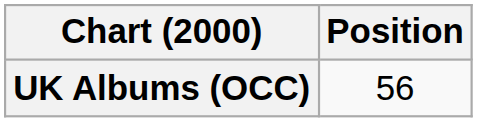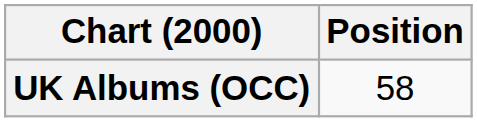(395, 87) 56 -> (395, 87) 58
